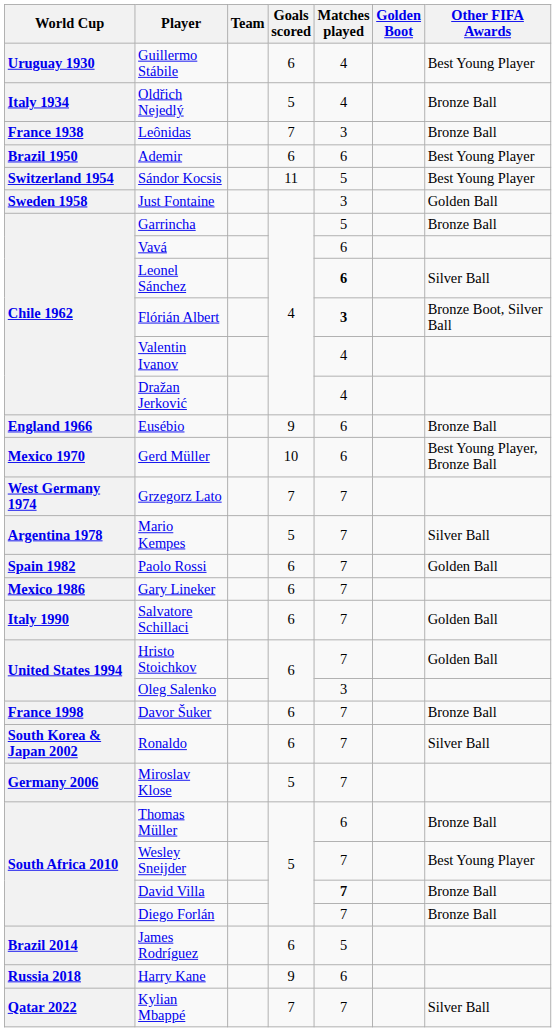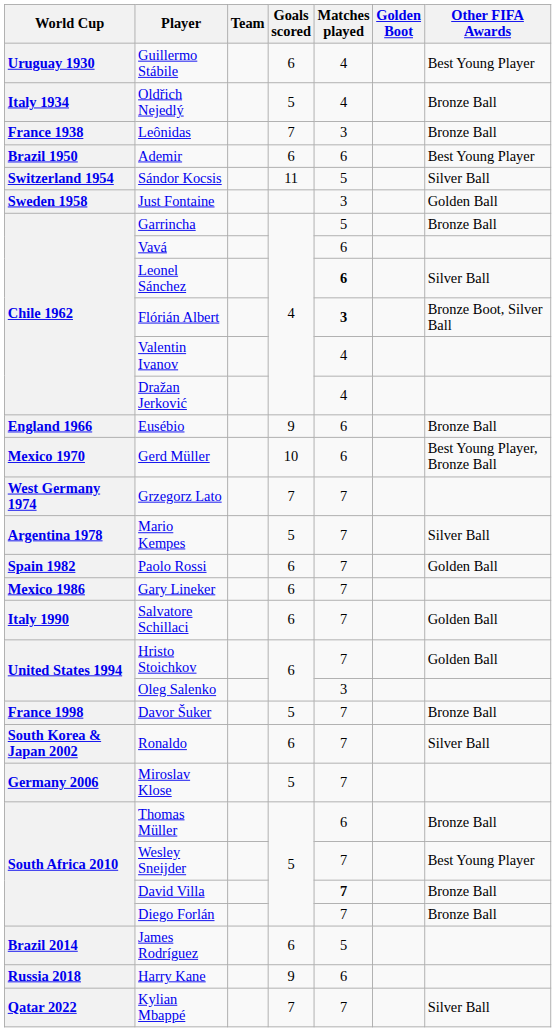(481, 178) Best Young Player -> (459, 178) Silver Ball
(291, 712) 6 -> (291, 712) 5
